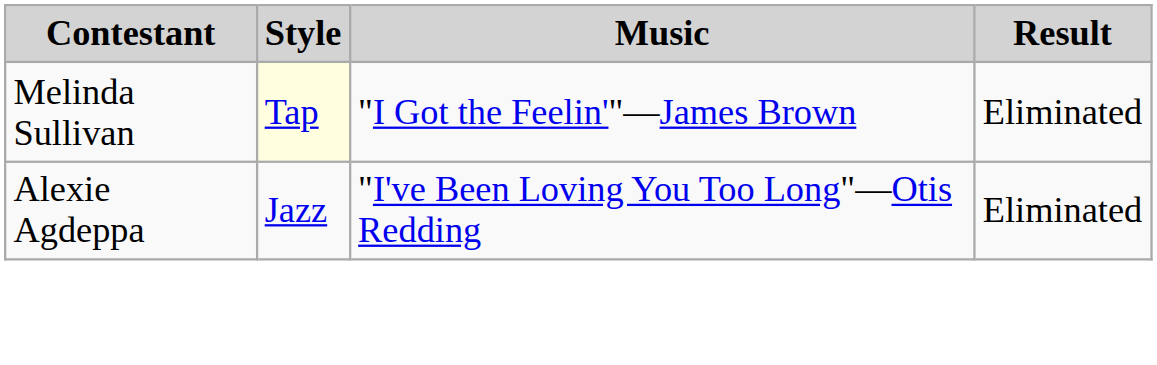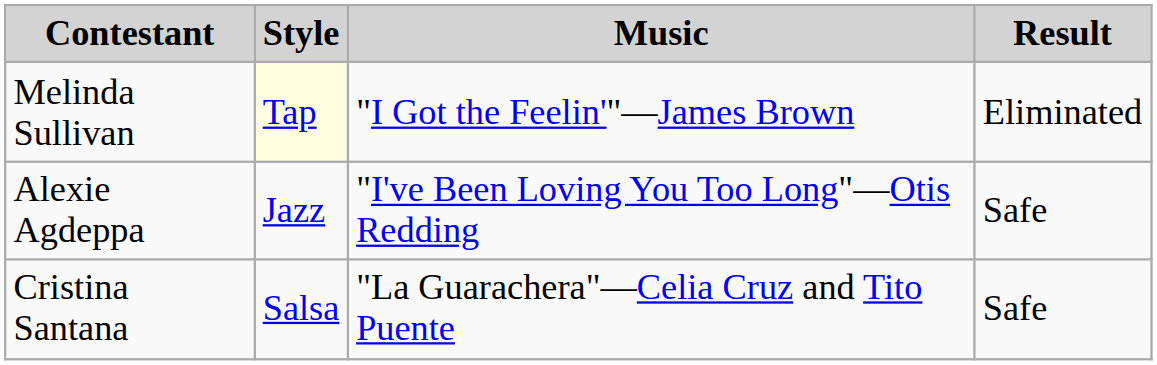(1062, 209) Eliminated -> (1015, 209) Safe
+ row: (71, 308)
